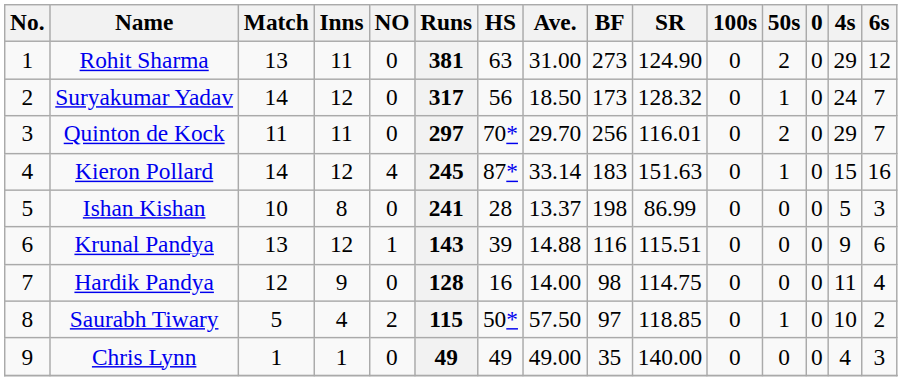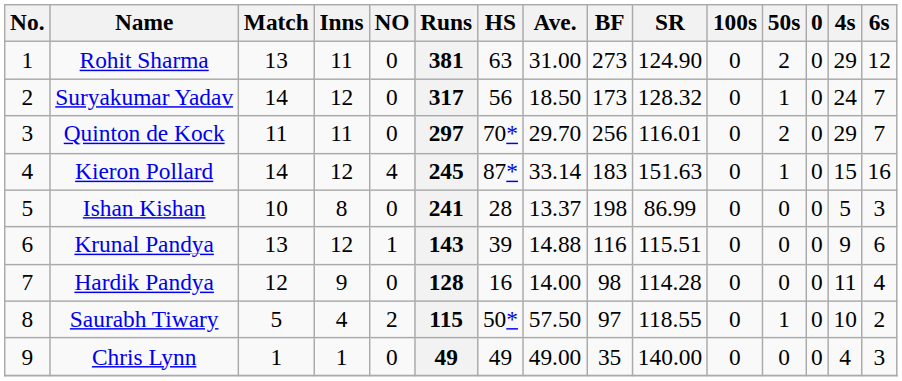(670, 282) 114.75 -> (670, 282) 114.28
(670, 319) 118.85 -> (670, 319) 118.55
